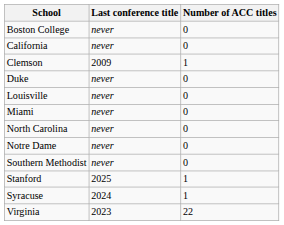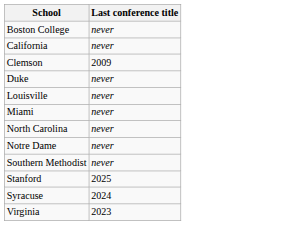- column: (230, 13)
